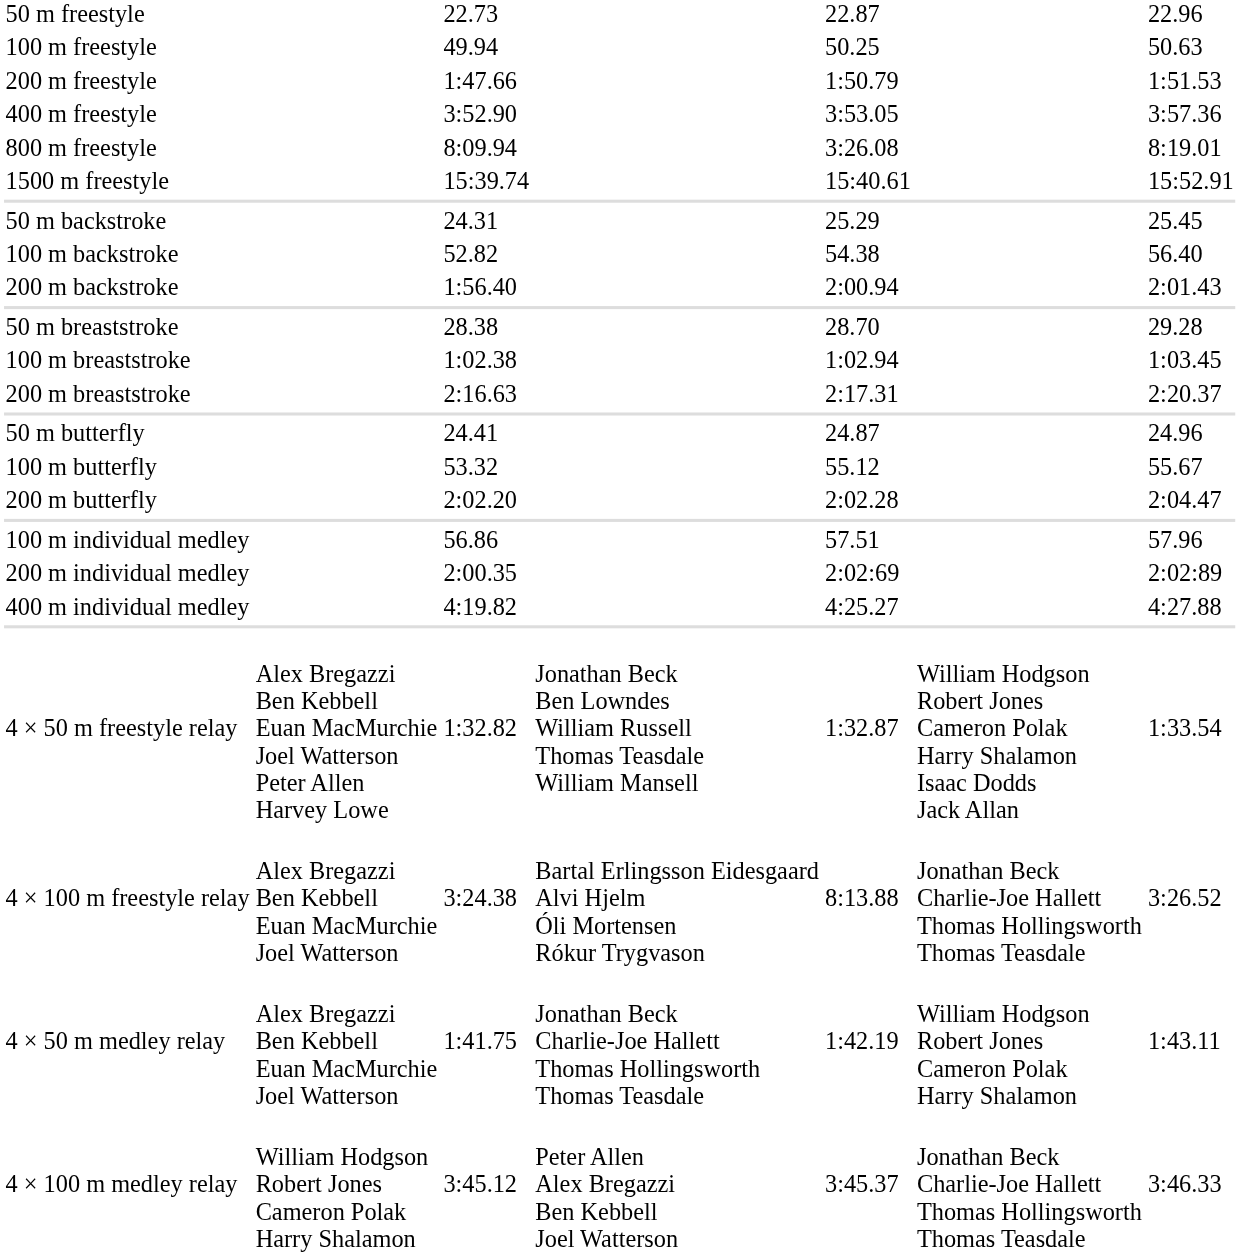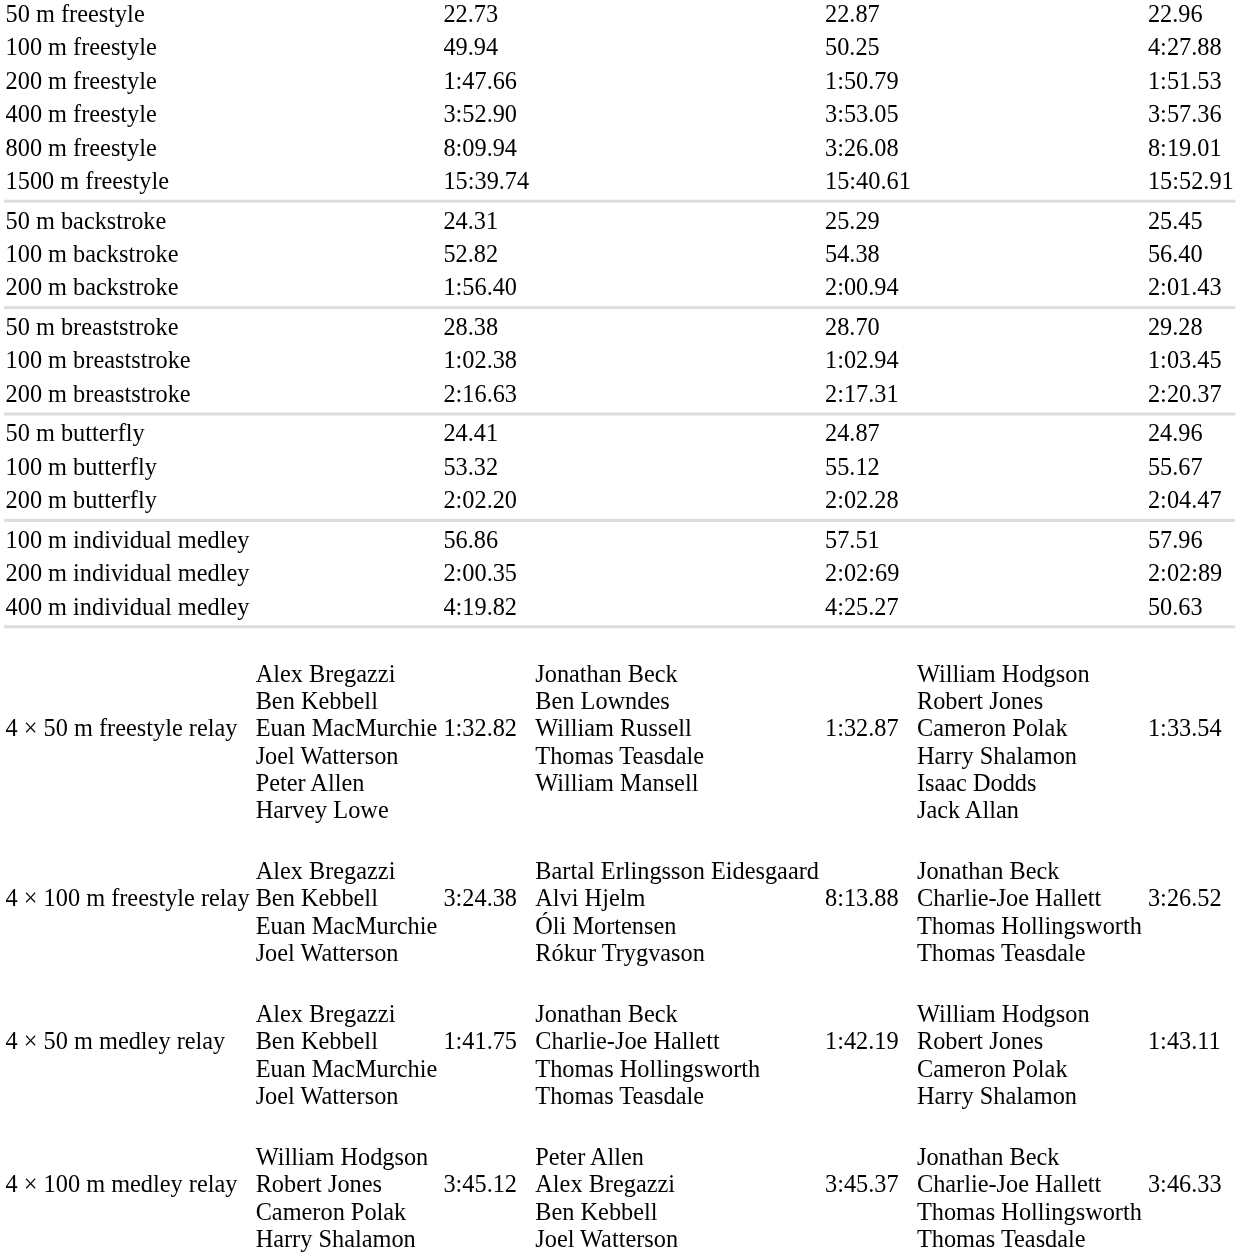(1175, 47) 50.63 -> (1185, 47) 4:27.88
(1185, 606) 4:27.88 -> (1175, 606) 50.63
